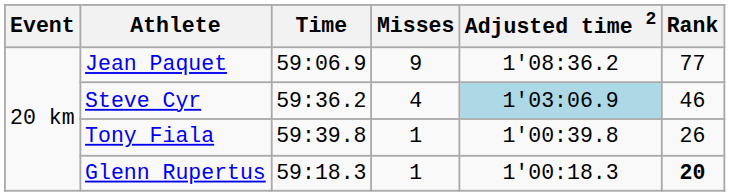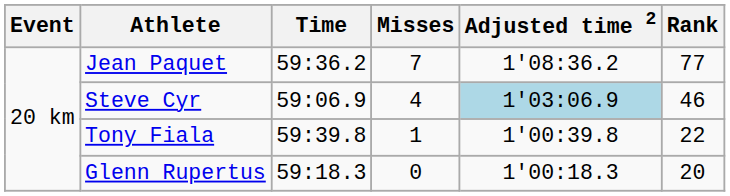(321, 64) 59:06.9 -> (321, 64) 59:36.2
(416, 64) 9 -> (416, 64) 7
(321, 100) 59:36.2 -> (321, 100) 59:06.9
(693, 137) 26 -> (693, 137) 22
(416, 173) 1 -> (416, 173) 0
(693, 173) bold -> (693, 173) normal
